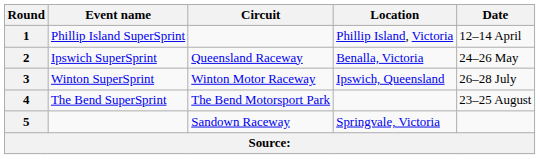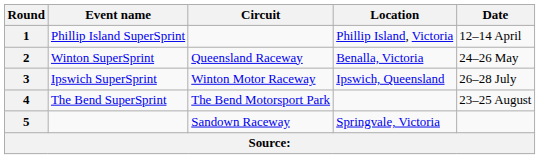(104, 57) Ipswich SuperSprint -> (103, 57) Winton SuperSprint
(103, 78) Winton SuperSprint -> (104, 78) Ipswich SuperSprint
